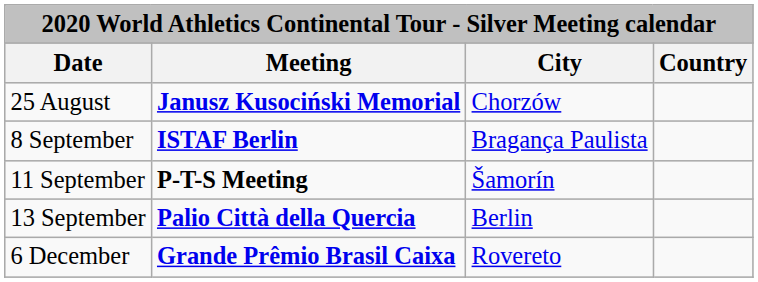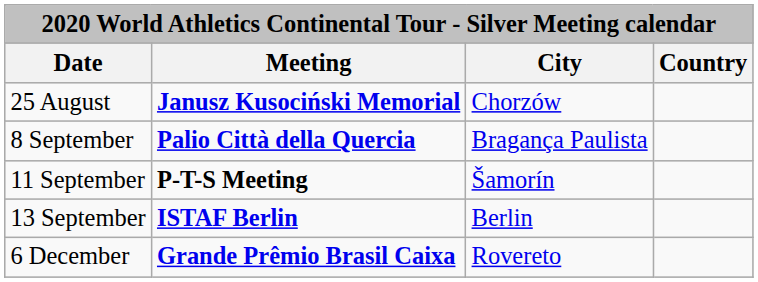(227, 140) ISTAF Berlin -> (286, 140) Palio Città della Quercia
(286, 218) Palio Città della Quercia -> (227, 218) ISTAF Berlin
